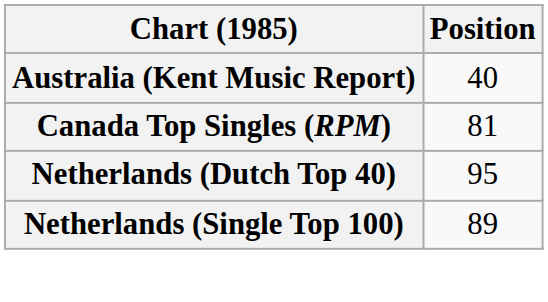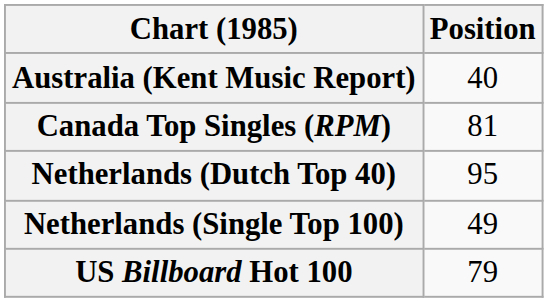(483, 223) 89 -> (483, 223) 49
+ row: (214, 272)
